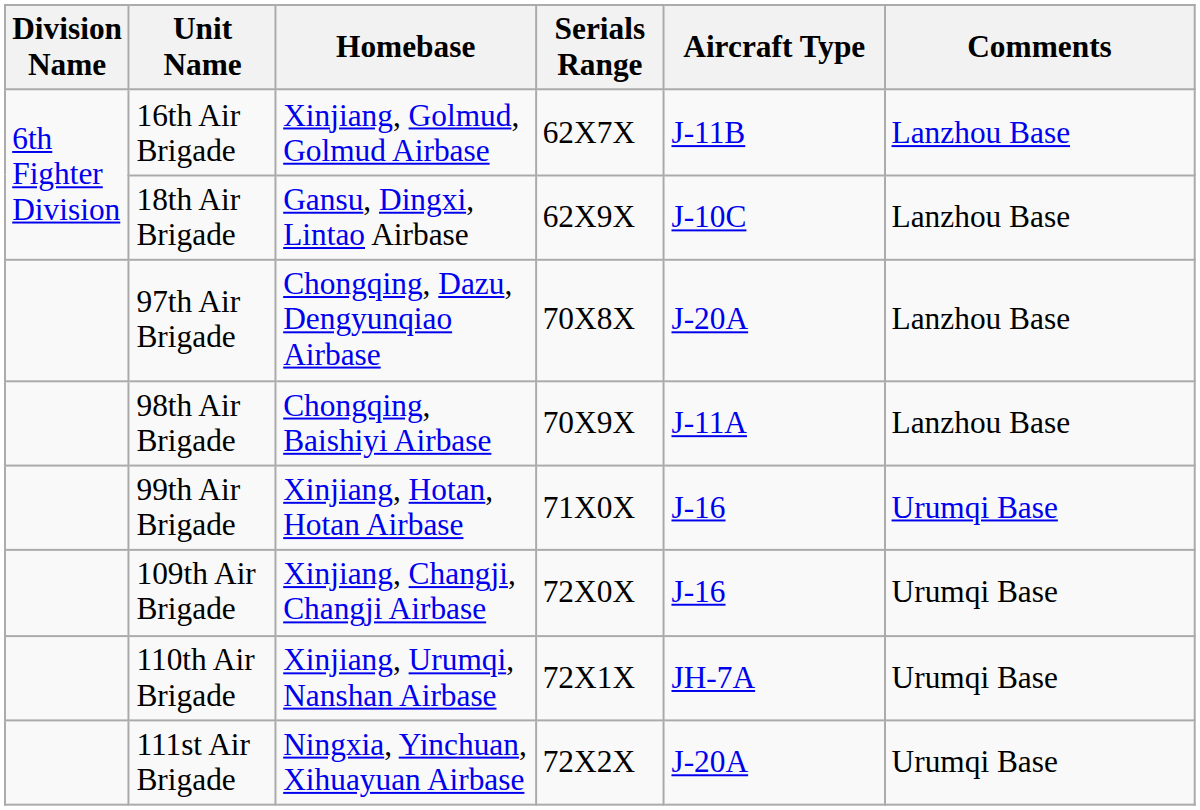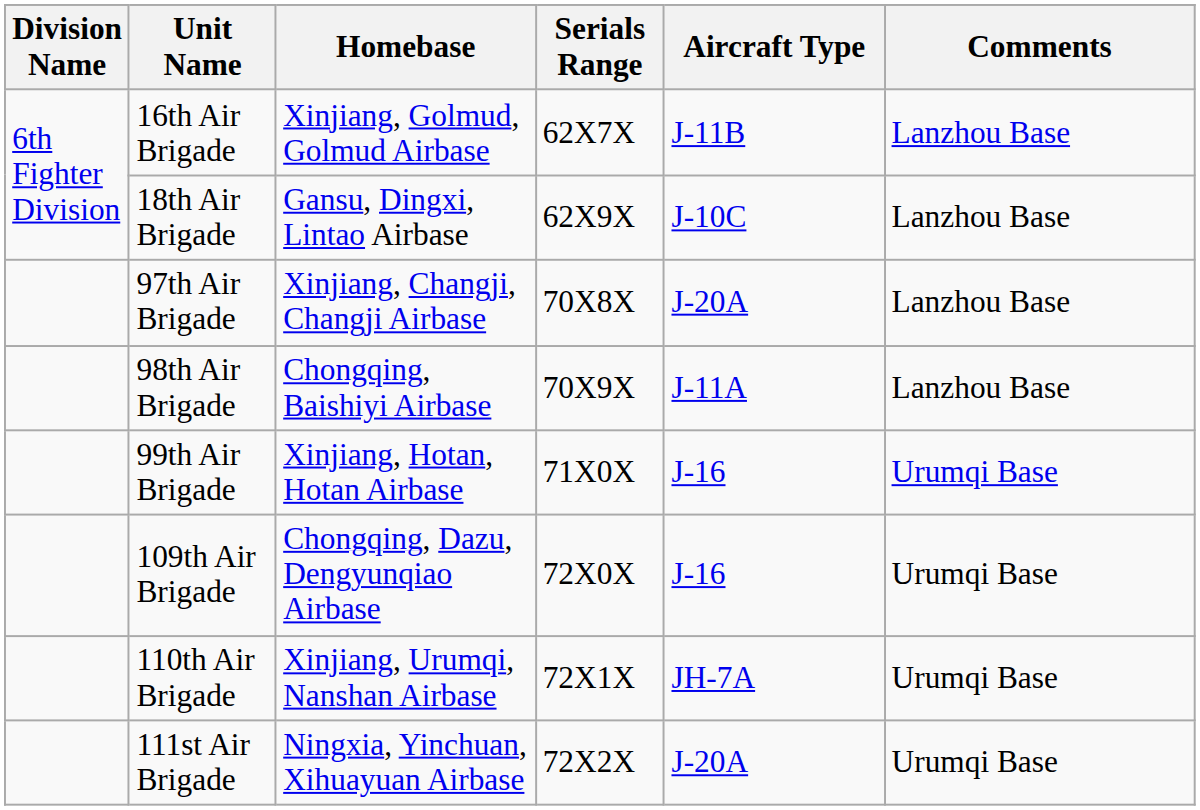(398, 319) Chongqing, Dazu, Dengyunqiao Airbase -> (399, 302) Xinjiang, Changji, Changji Airbase
(399, 592) Xinjiang, Changji, Changji Airbase -> (398, 574) Chongqing, Dazu, Dengyunqiao Airbase
